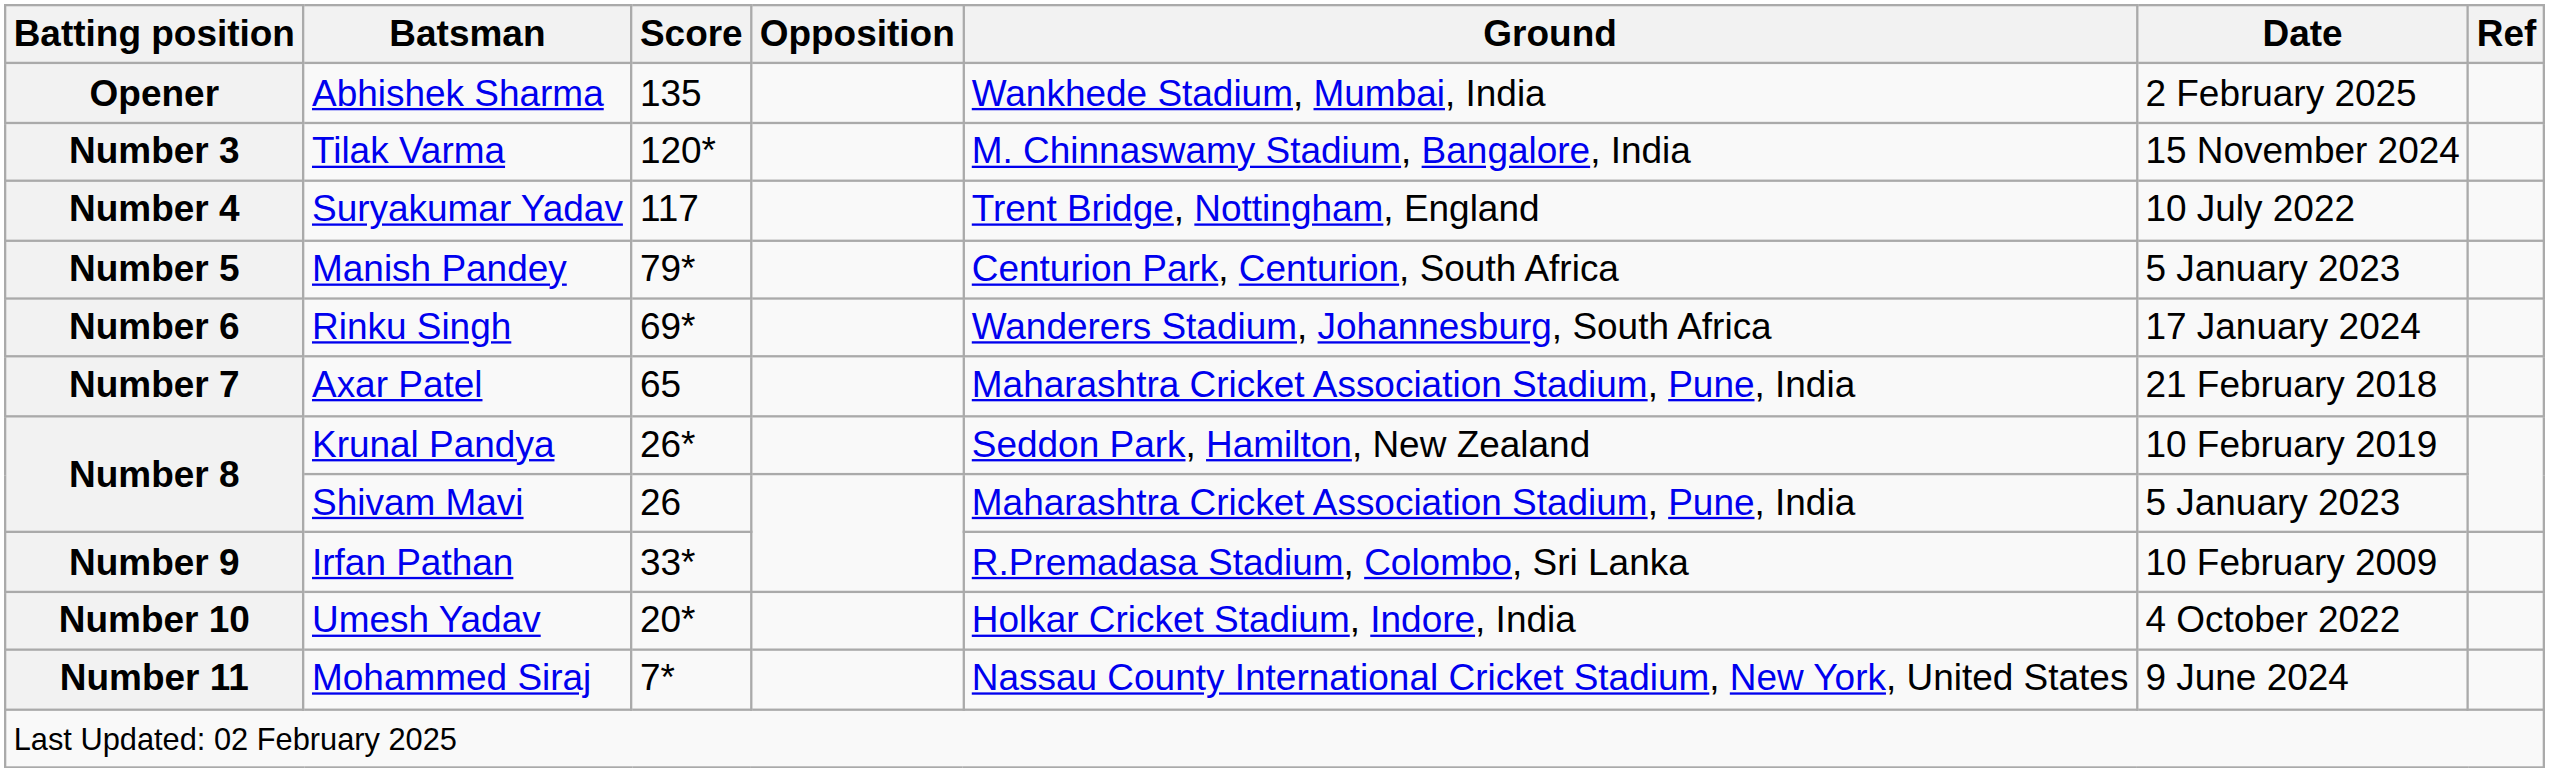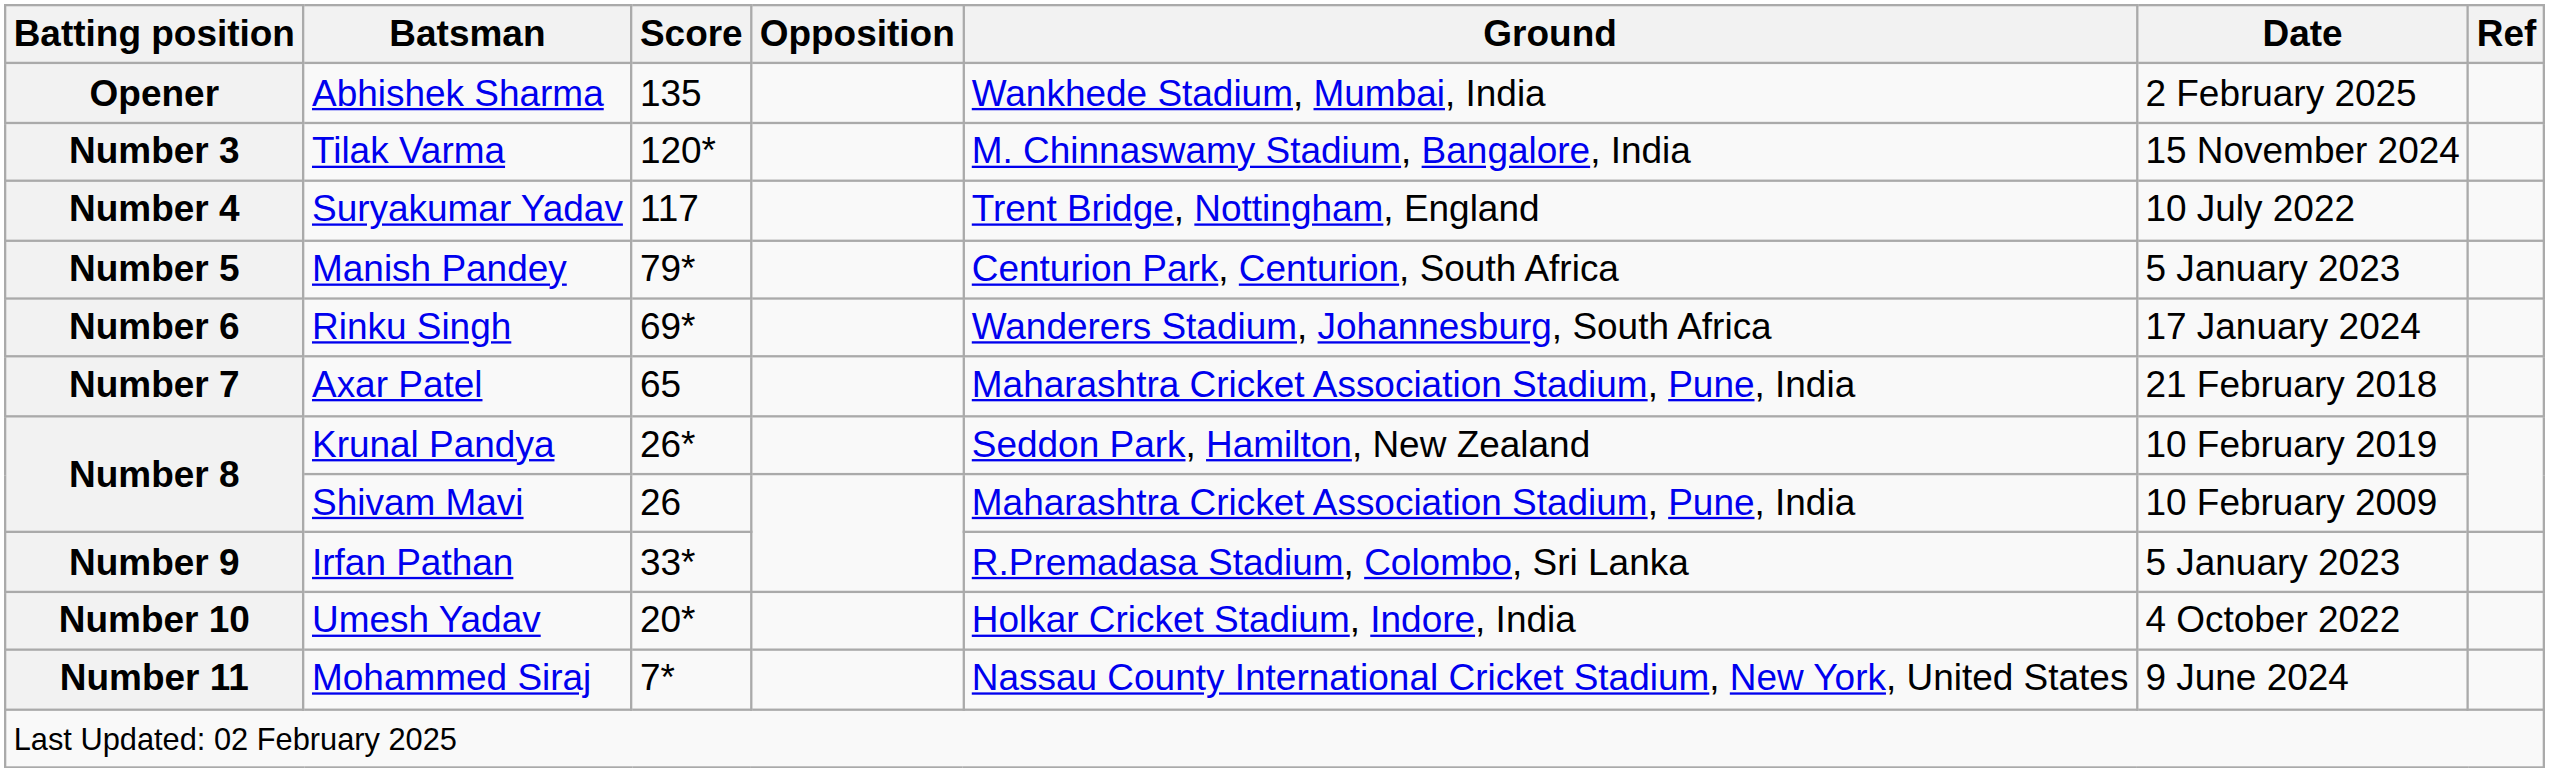(2273, 502) 5 January 2023 -> (2291, 502) 10 February 2009
(2291, 561) 10 February 2009 -> (2273, 561) 5 January 2023
